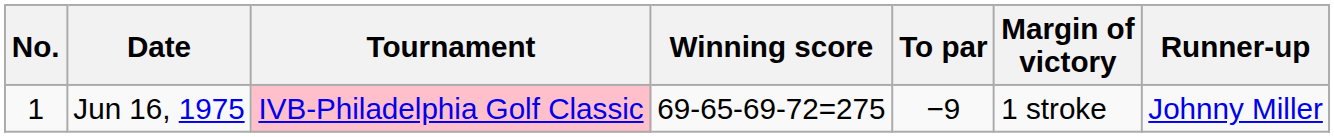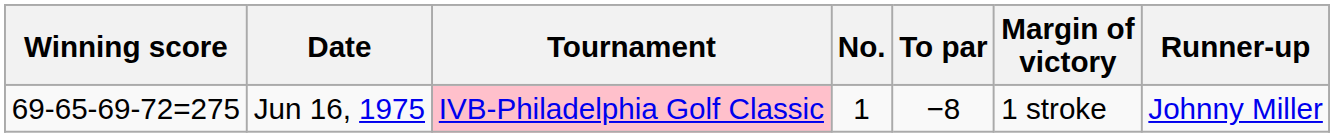columns swapped: (36, 45) <-> (771, 45)
(943, 109) −9 -> (943, 109) −8
